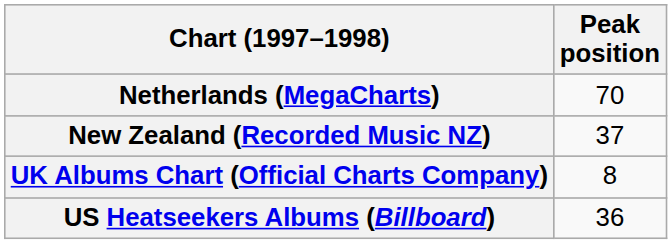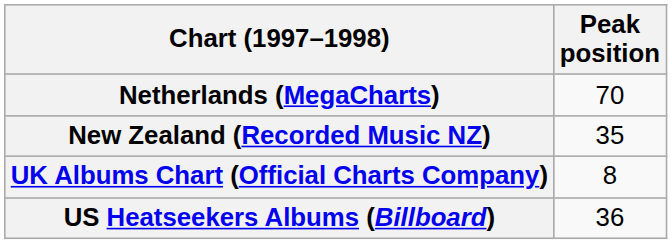(610, 135) 37 -> (610, 135) 35
